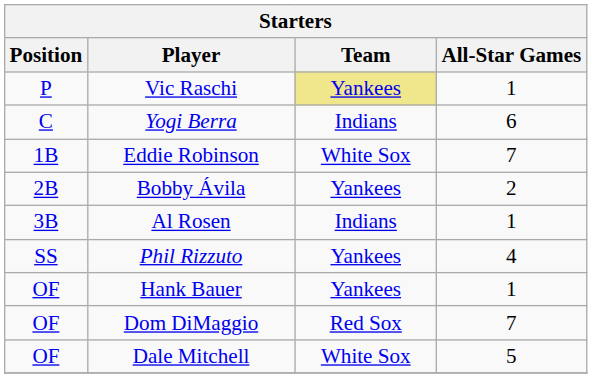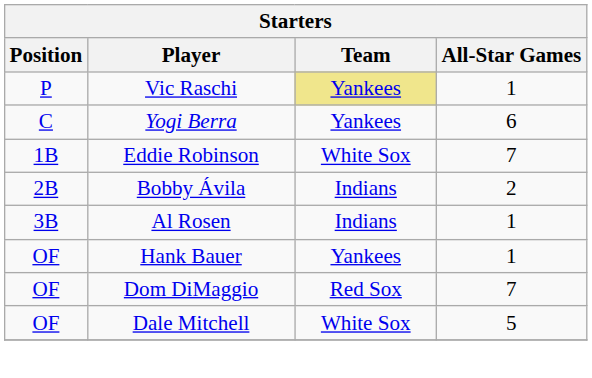(366, 121) Indians -> (366, 121) Yankees
(366, 188) Yankees -> (366, 188) Indians
- row: (191, 255)
